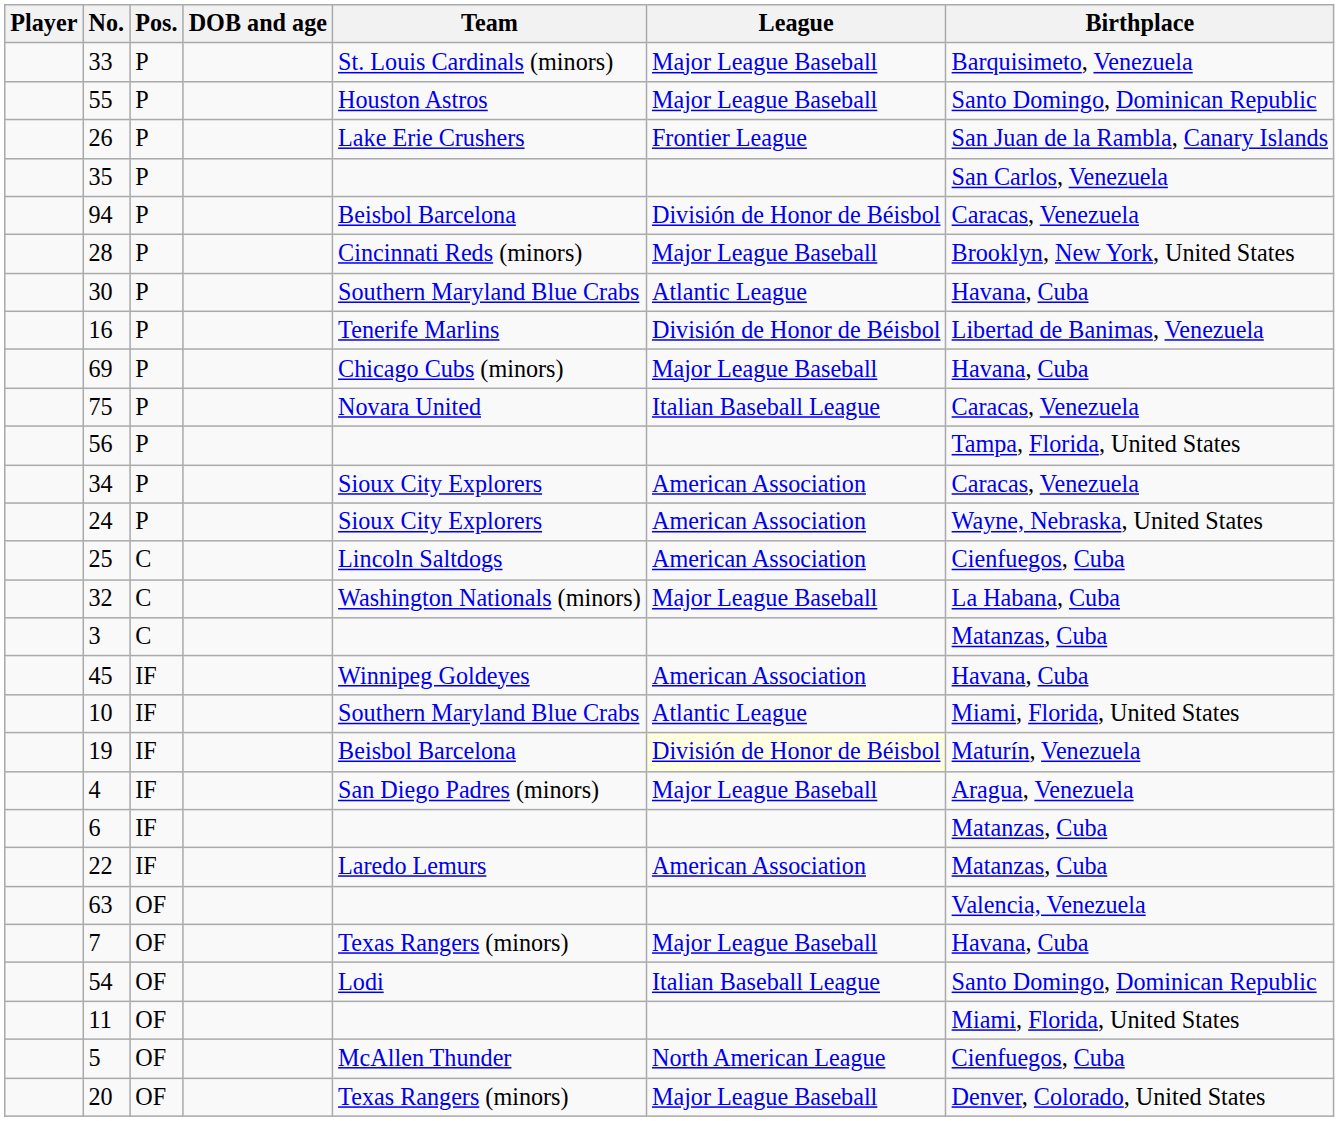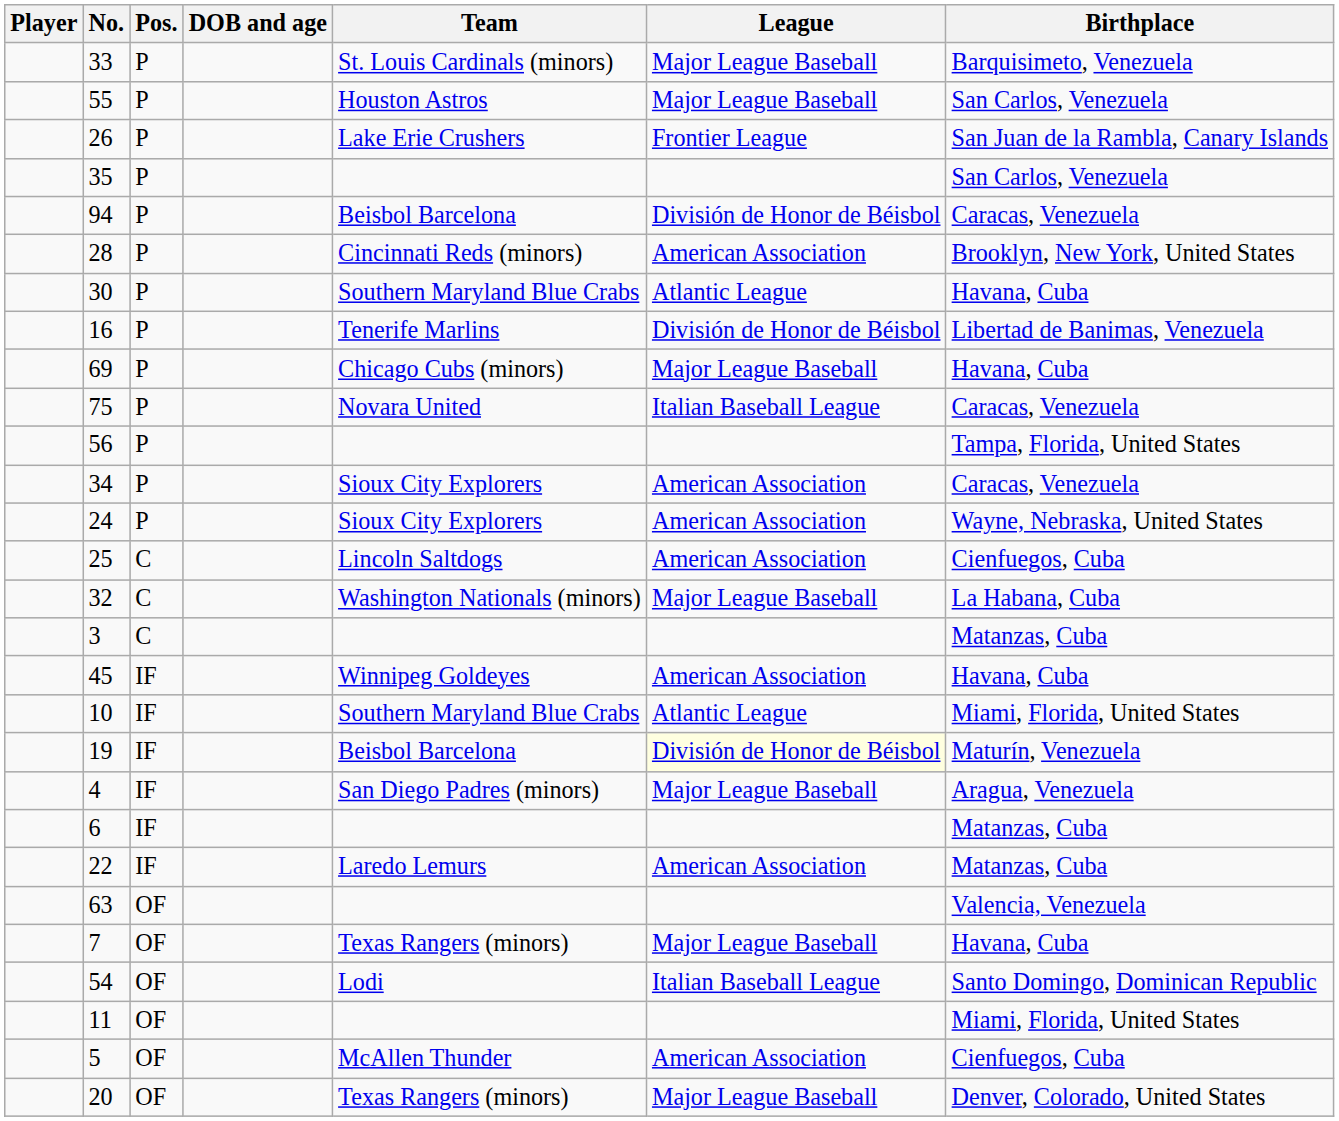(1134, 100) Santo Domingo, Dominican Republic -> (1060, 100) San Carlos, Venezuela
(765, 253) Major League Baseball -> (759, 253) American Association
(769, 1058) North American League -> (759, 1058) American Association
